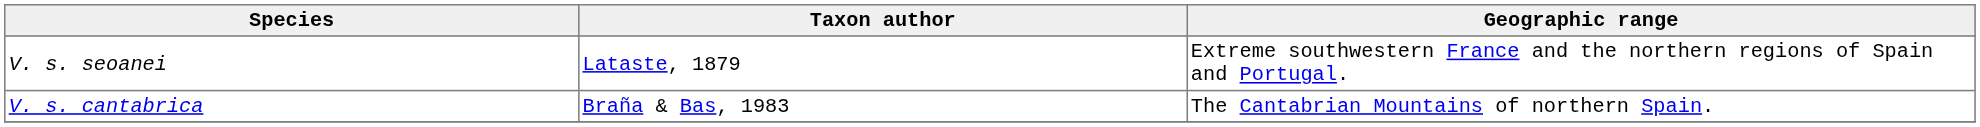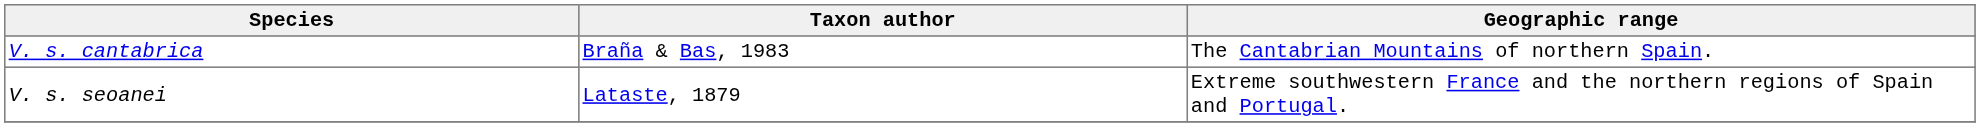rows swapped: (106, 106) <-> (88, 63)
